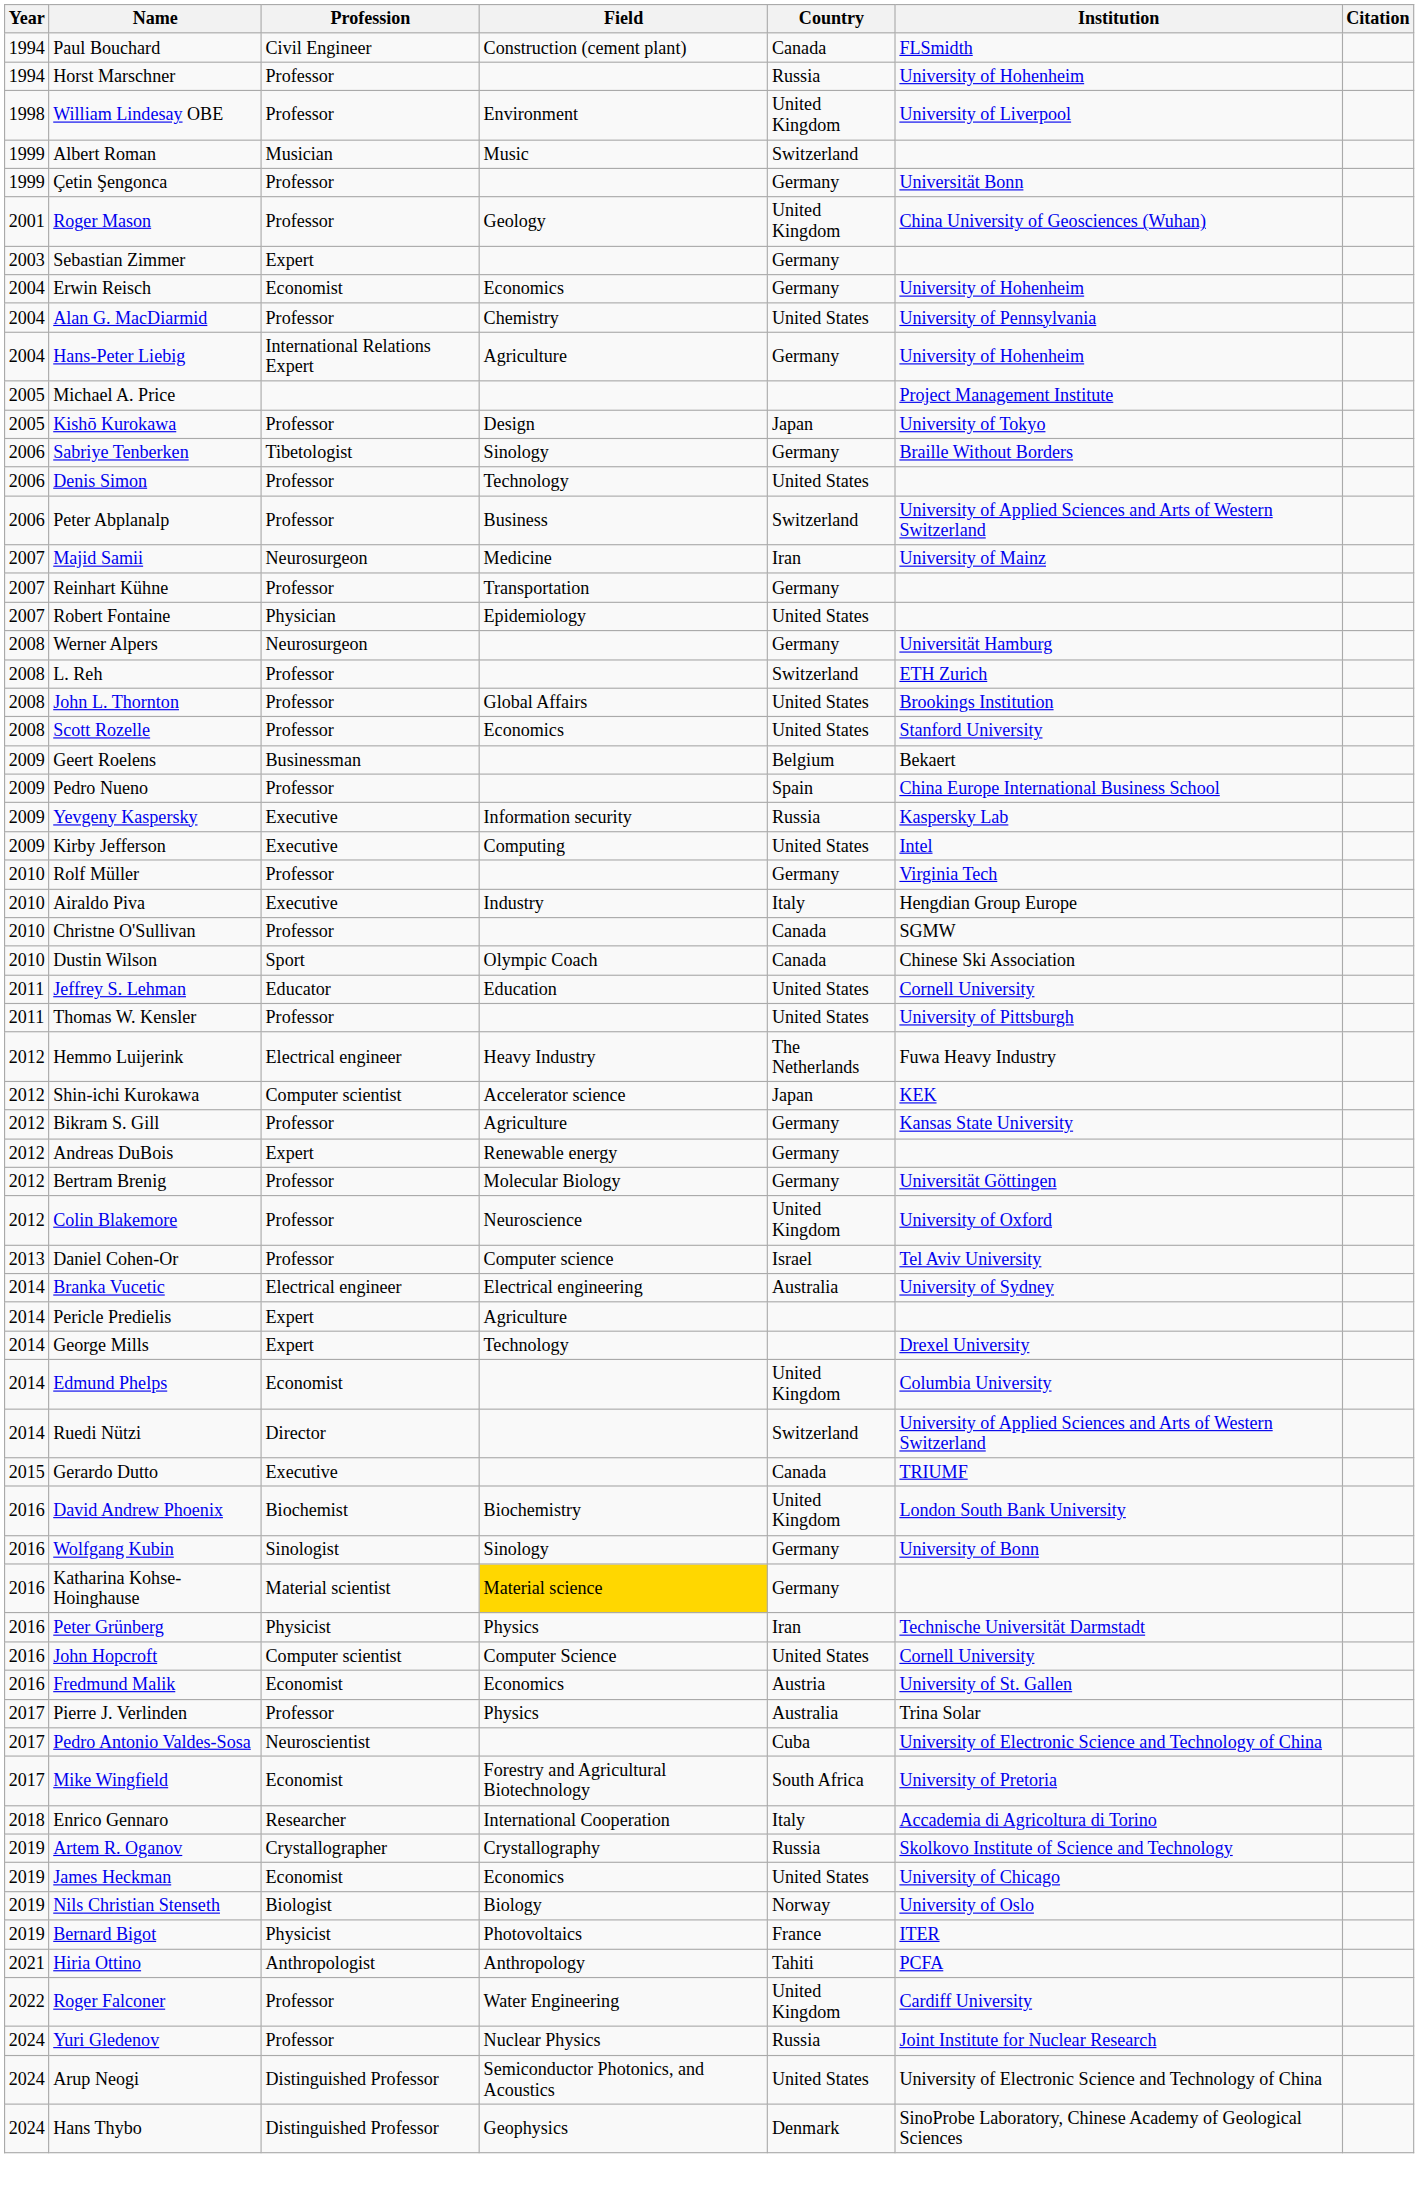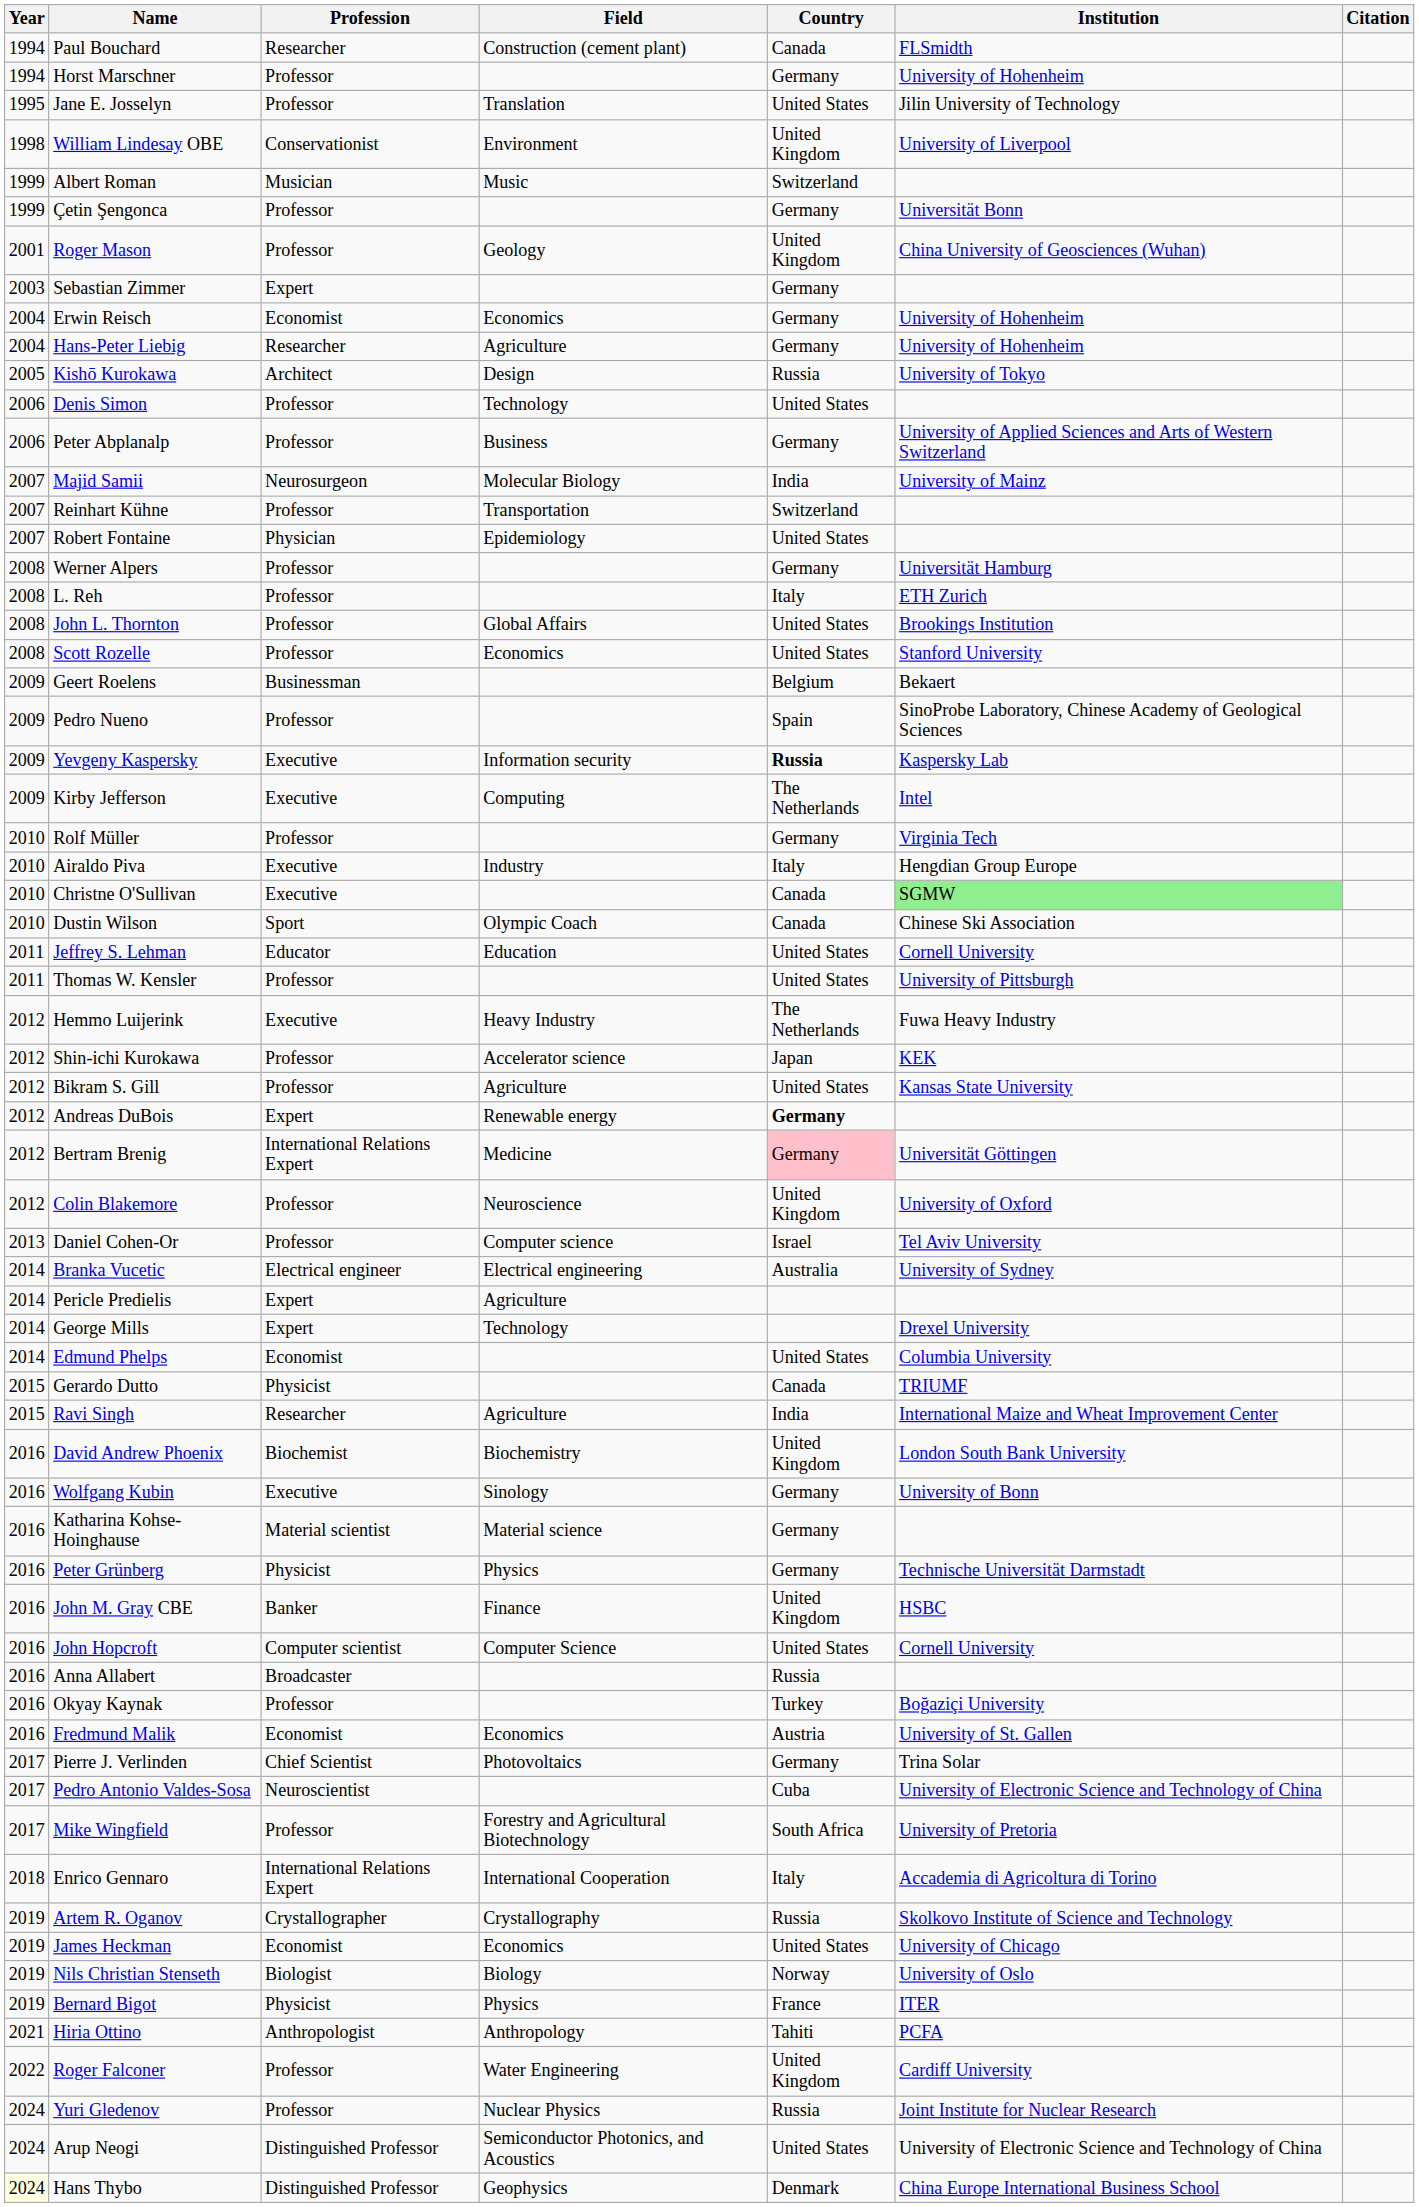(319, 47) Civil Engineer -> (305, 47) Researcher
(796, 76) Russia -> (805, 76) Germany
+ row: (112, 104)
(300, 115) Professor -> (322, 143) Conservationist
- row: (130, 317)
(348, 356) International Relations Expert -> (305, 346) Researcher
- row: (114, 395)
(300, 423) Professor -> (299, 374) Architect
(793, 423) Japan -> (796, 374) Russia
- row: (121, 452)
(815, 520) Switzerland -> (805, 442) Germany
(518, 558) Medicine -> (552, 481) Molecular Biology
(787, 558) Iran -> (790, 481) India
(806, 587) Germany -> (815, 509) Switzerland
(317, 644) Neurosurgeon -> (299, 567) Professor
(815, 673) Switzerland -> (788, 595) Italy
(1060, 788) China Europe International Business School -> (1100, 720) SinoProbe Laboratory, Chinese Academy of Geological Sciences
(796, 817) normal -> (797, 759) bold
(820, 845) United States -> (815, 798) The Netherlands
(300, 931) Professor -> (301, 894) Executive
(928, 931) no background -> (927, 894) lightgreen background
(334, 1056) Electrical engineer -> (301, 1019) Executive
(334, 1095) Computer scientist -> (299, 1058) Professor
(806, 1124) Germany -> (820, 1087) United States
(806, 1152) normal -> (808, 1115) bold
(300, 1181) Professor -> (348, 1154) International Relations Expert
(552, 1181) Molecular Biology -> (517, 1154) Medicine
(806, 1181) no background -> (805, 1154) pink background
(806, 1384) United Kingdom -> (820, 1357) United States
- row: (97, 1433)
(302, 1471) Executive -> (298, 1385) Physicist
+ row: (94, 1414)
(302, 1549) Sinologist -> (301, 1492) Executive
(543, 1588) gold background -> (543, 1531) no background
(787, 1627) Iran -> (805, 1569) Germany
+ row: (123, 1608)
+ row: (104, 1676)
+ row: (108, 1704)
(300, 1713) Professor -> (319, 1762) Chief Scientist
(511, 1713) Physics -> (532, 1762) Photovoltaics
(805, 1713) Australia -> (805, 1762) Germany
(304, 1780) Economist -> (299, 1829) Professor
(306, 1819) Researcher -> (348, 1878) International Relations Expert
(533, 1934) Photovoltaics -> (511, 2003) Physics
(27, 2128) no background -> (27, 2187) lightyellow background
(1101, 2128) SinoProbe Laboratory, Chinese Academy of Geological Sciences -> (1059, 2187) China Europe International Business School
